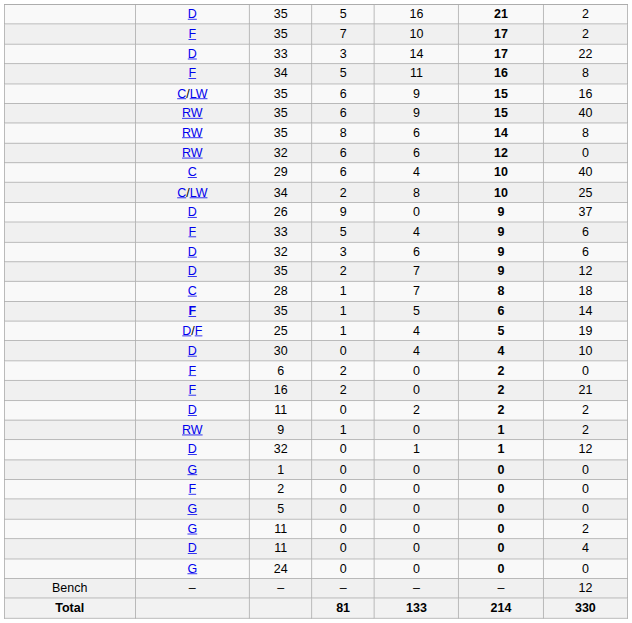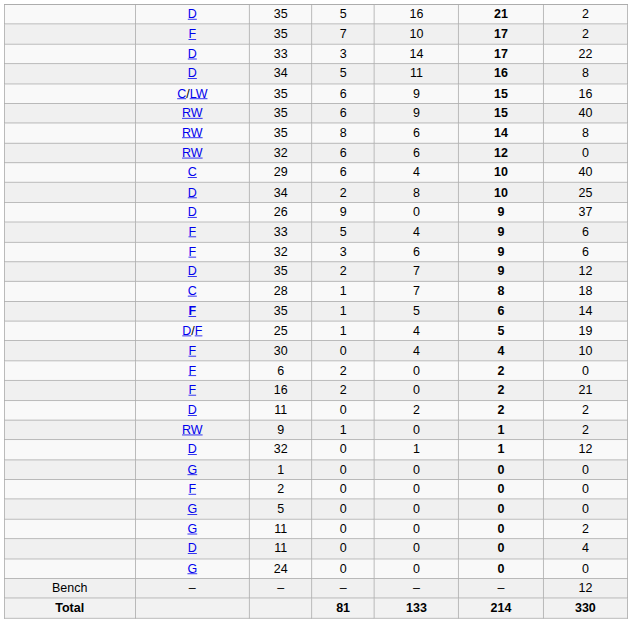(192, 73) F -> (192, 73) D
(192, 192) C/LW -> (192, 192) D
(192, 251) D -> (192, 251) F
(192, 350) D -> (192, 350) F
